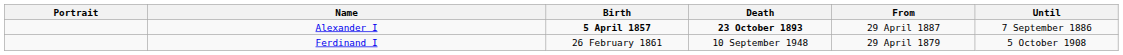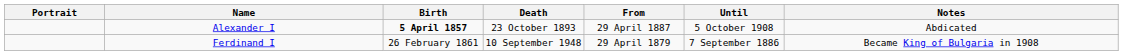+ column: (951, 12)
(760, 27) bold -> (533, 27) normal
(1047, 27) 7 September 1886 -> (734, 27) 5 October 1908
(1047, 42) 5 October 1908 -> (734, 42) 7 September 1886
